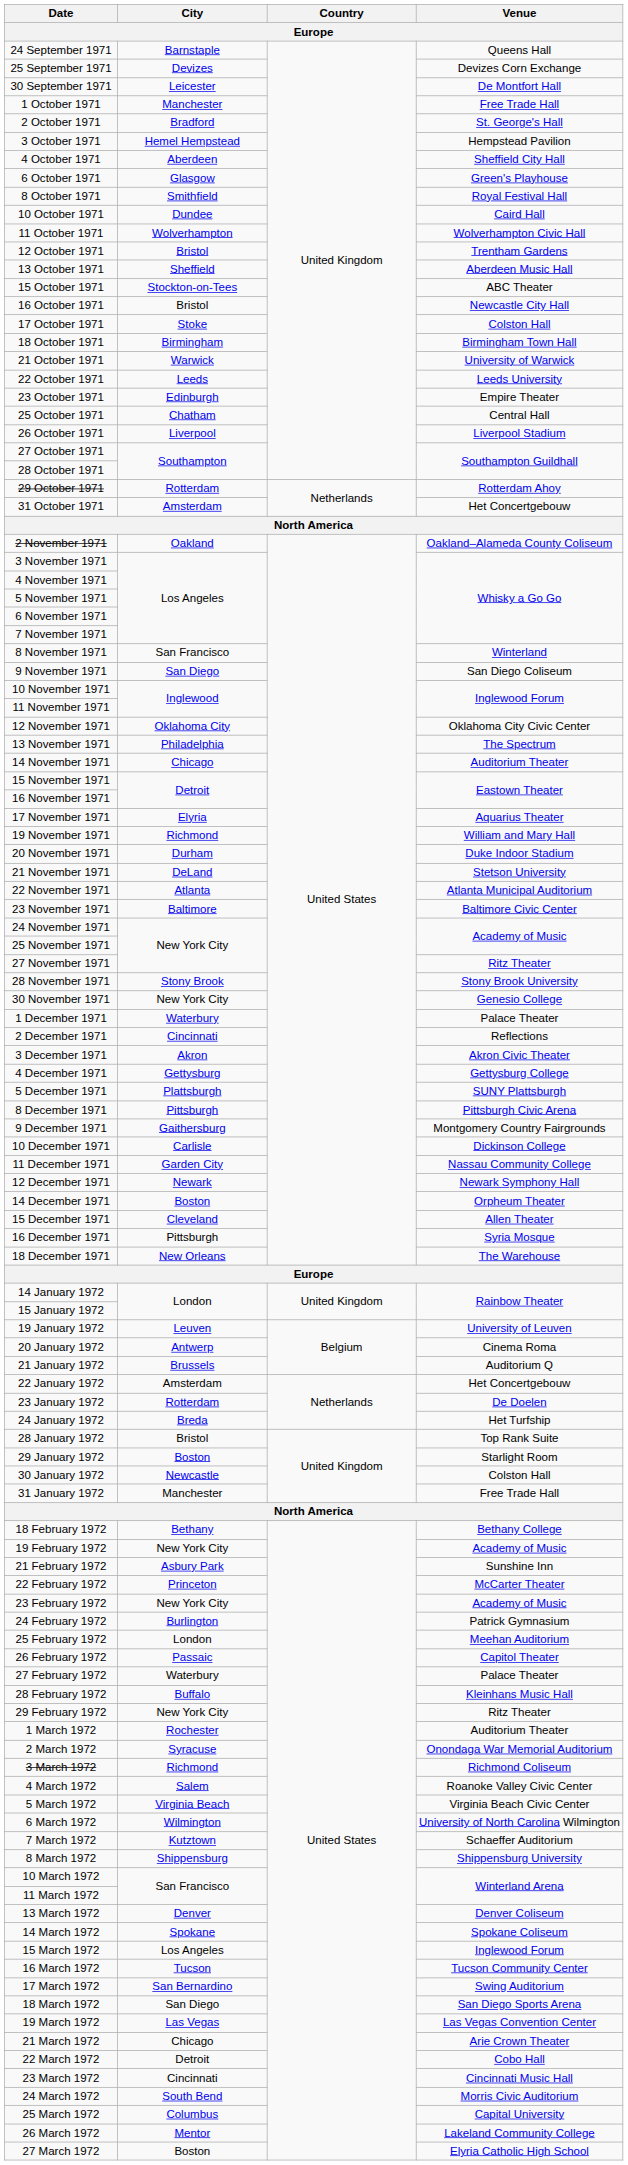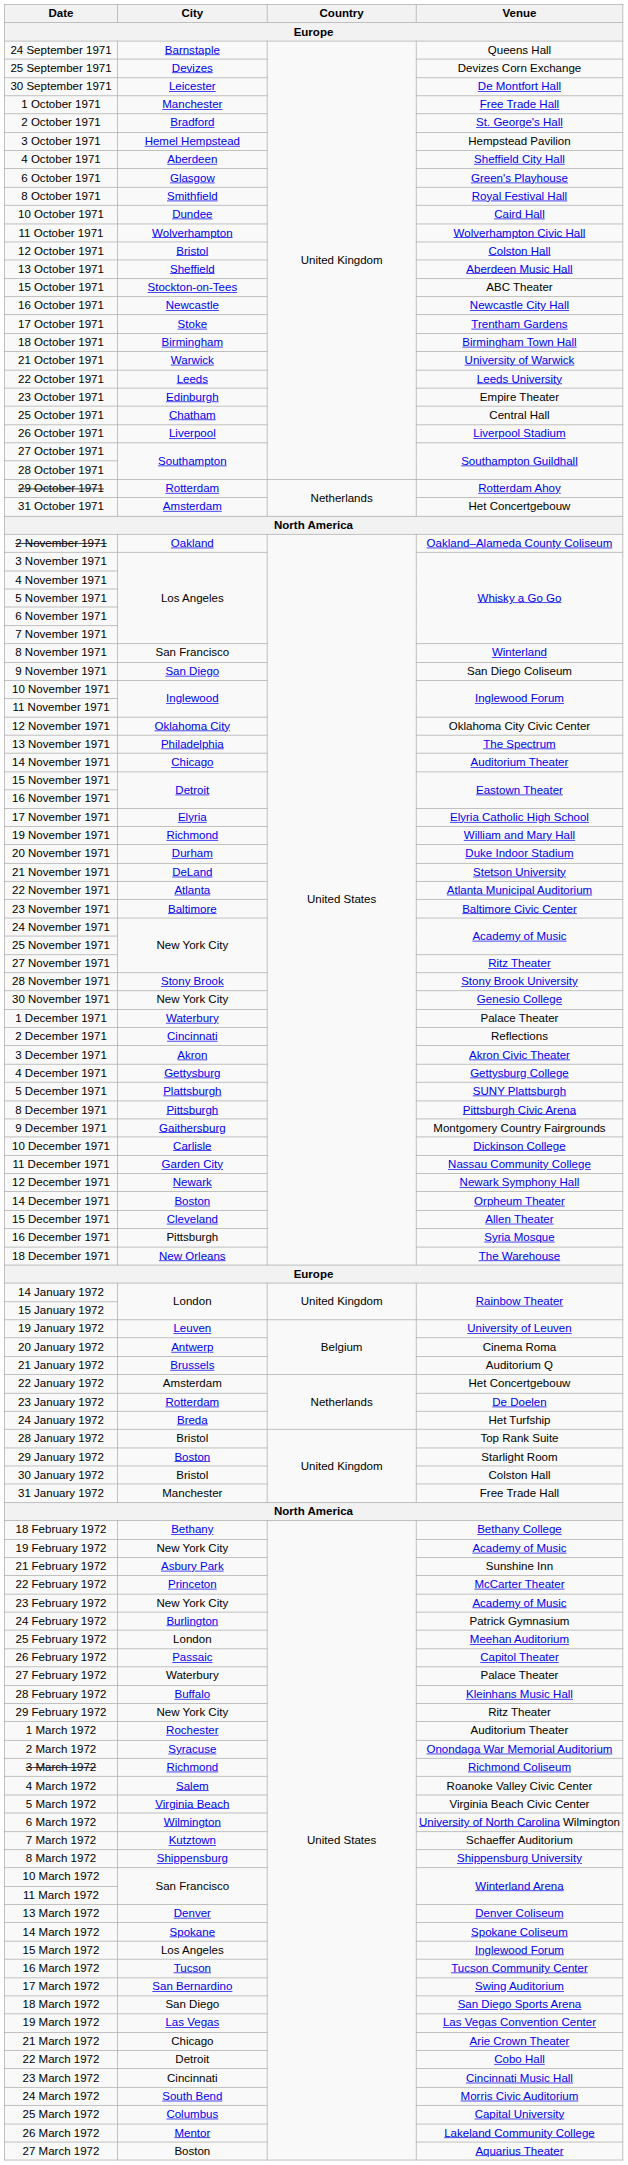(519, 251) Trentham Gardens -> (519, 251) Colston Hall
(192, 305) Bristol -> (192, 305) Newcastle
(519, 324) Colston Hall -> (519, 324) Trentham Gardens
(519, 817) Aquarius Theater -> (519, 817) Elyria Catholic High School
(192, 1475) Newcastle -> (192, 1475) Bristol
(519, 2151) Elyria Catholic High School -> (519, 2151) Aquarius Theater
